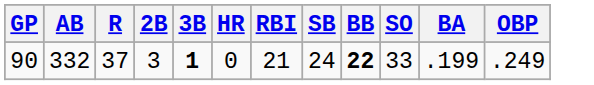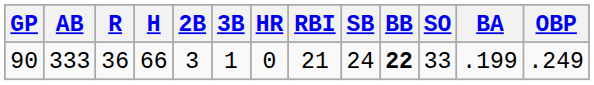+ column: (154, 24)
(70, 61) 332 -> (70, 61) 333
(115, 61) 37 -> (115, 61) 36
(192, 61) bold -> (231, 61) normal
